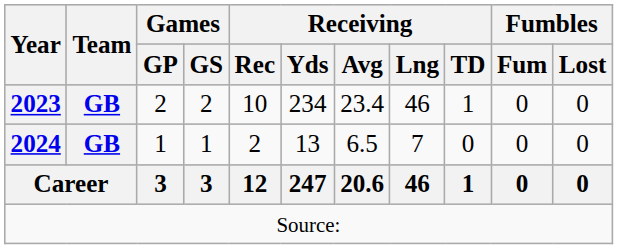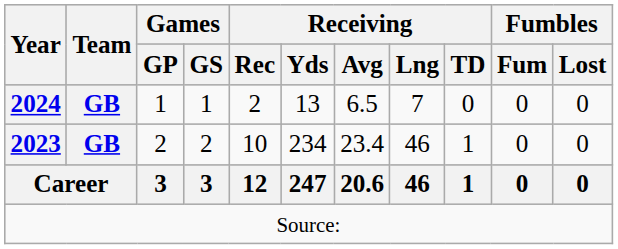rows swapped: (36, 104) <-> (36, 143)
